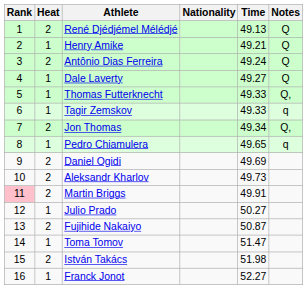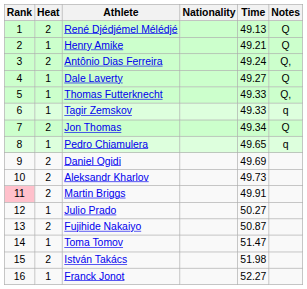(286, 62) Q -> (286, 62) Q,
(286, 128) Q, -> (286, 128) Q
